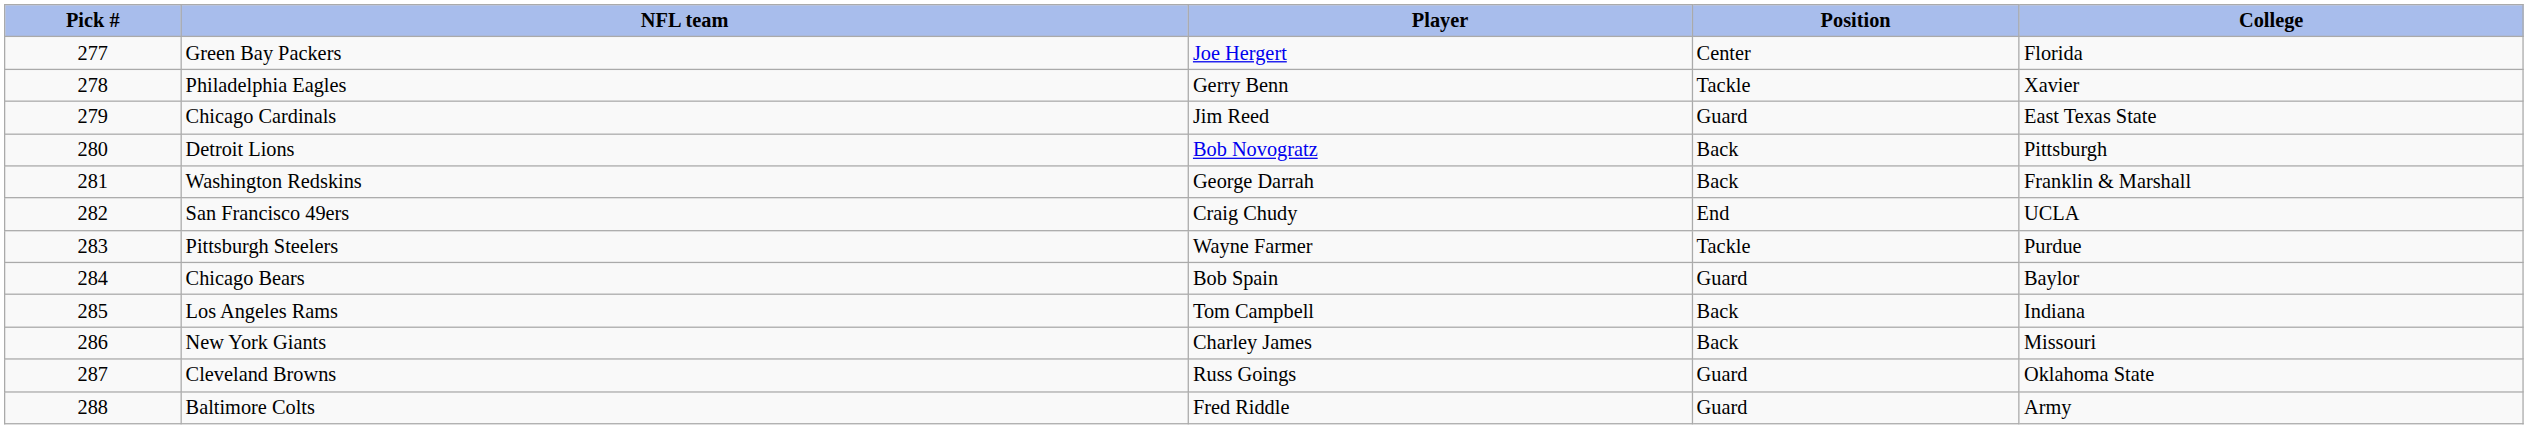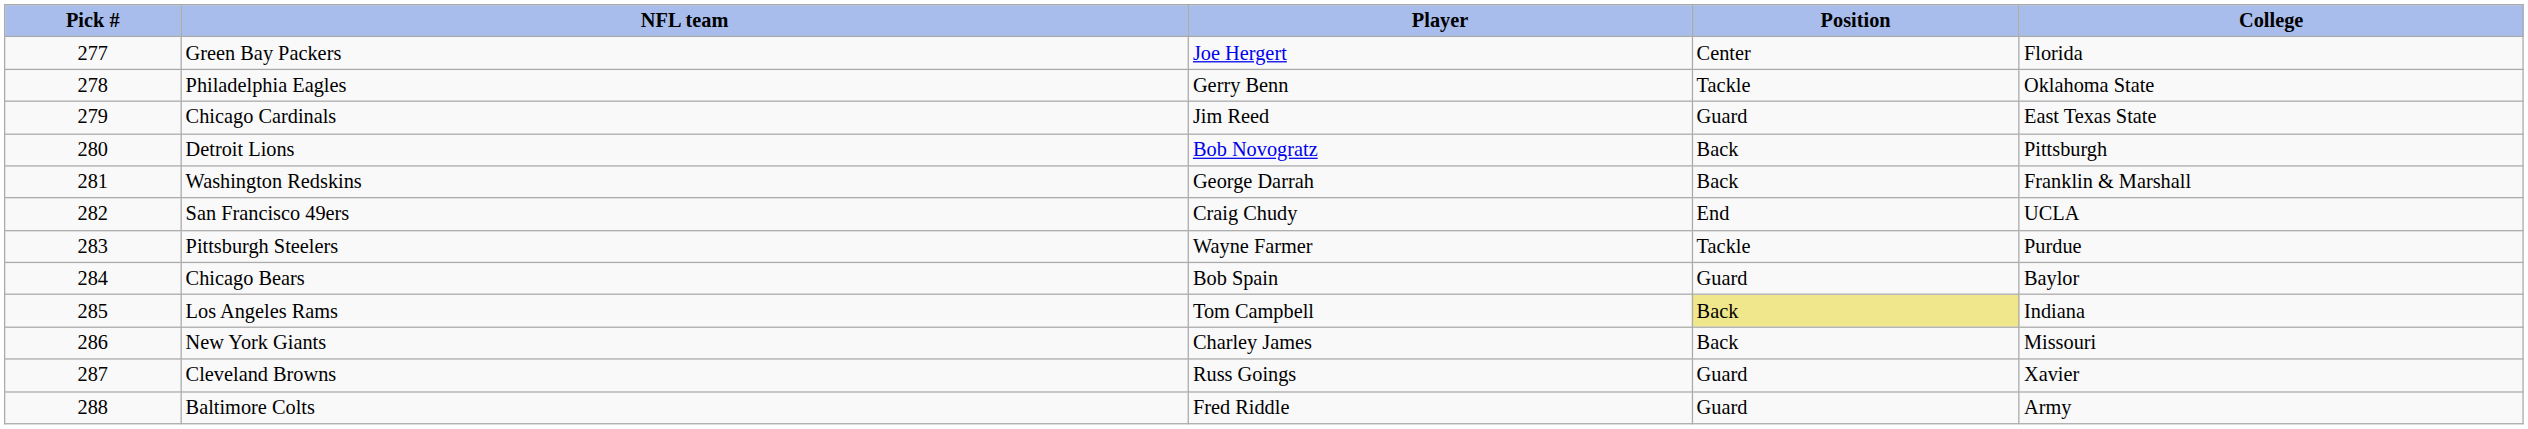(2052, 85) Xavier -> (2089, 85) Oklahoma State
(1717, 310) no background -> (1717, 310) khaki background
(2089, 375) Oklahoma State -> (2052, 375) Xavier
